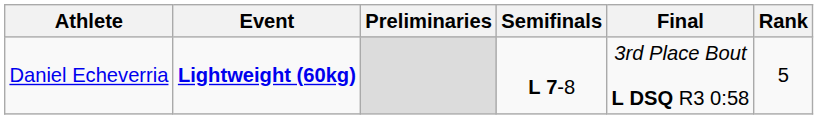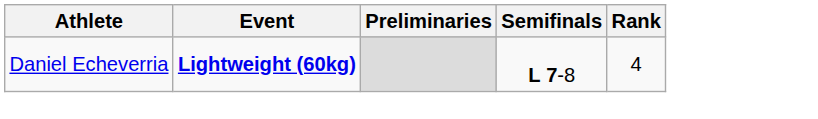- column: (680, 21)
(783, 75) 5 -> (636, 64) 4
